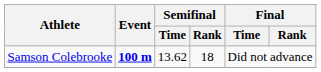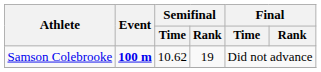(172, 57) 13.62 -> (172, 57) 10.62
(207, 57) 18 -> (207, 57) 19
